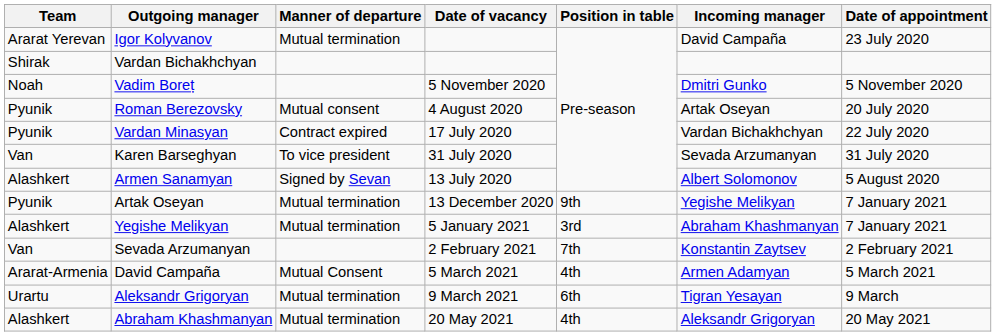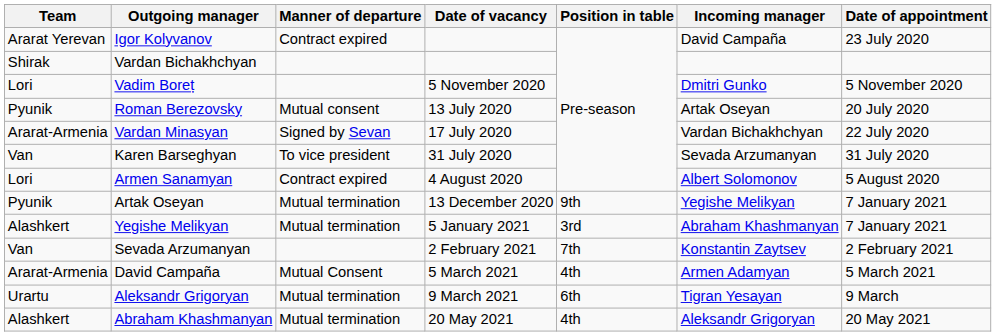(340, 39) Mutual termination -> (333, 39) Contract expired
(25, 86) Noah -> (20, 86) Lori
(475, 109) 4 August 2020 -> (470, 109) 13 July 2020
(30, 132) Pyunik -> (58, 132) Ararat-Armenia
(333, 132) Contract expired -> (335, 132) Signed by Sevan
(39, 179) Alashkert -> (20, 179) Lori
(335, 179) Signed by Sevan -> (333, 179) Contract expired
(470, 179) 13 July 2020 -> (475, 179) 4 August 2020
